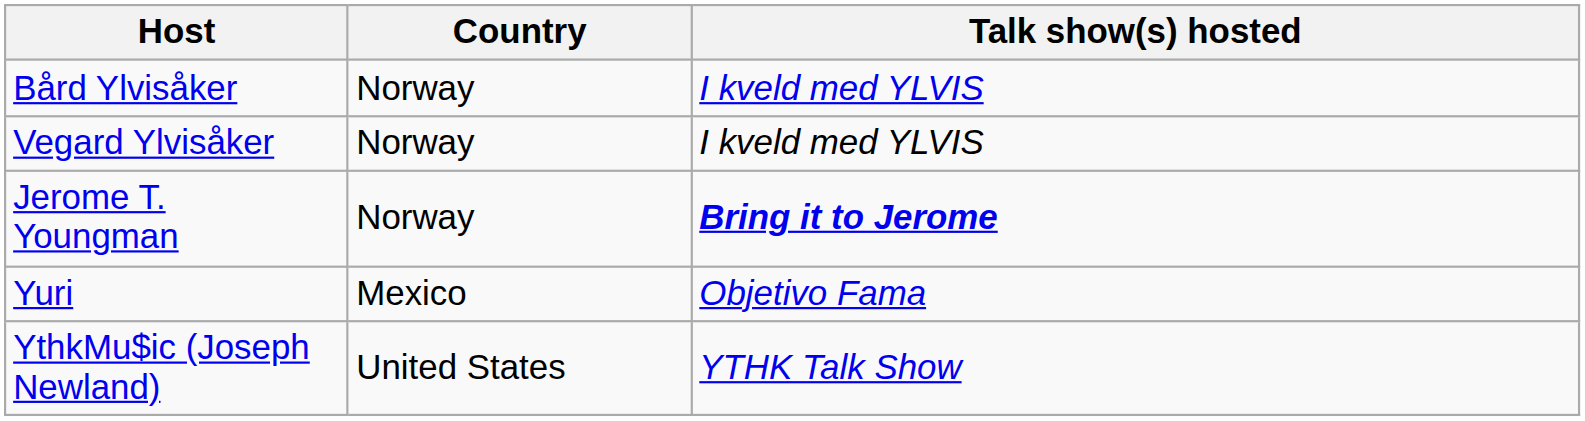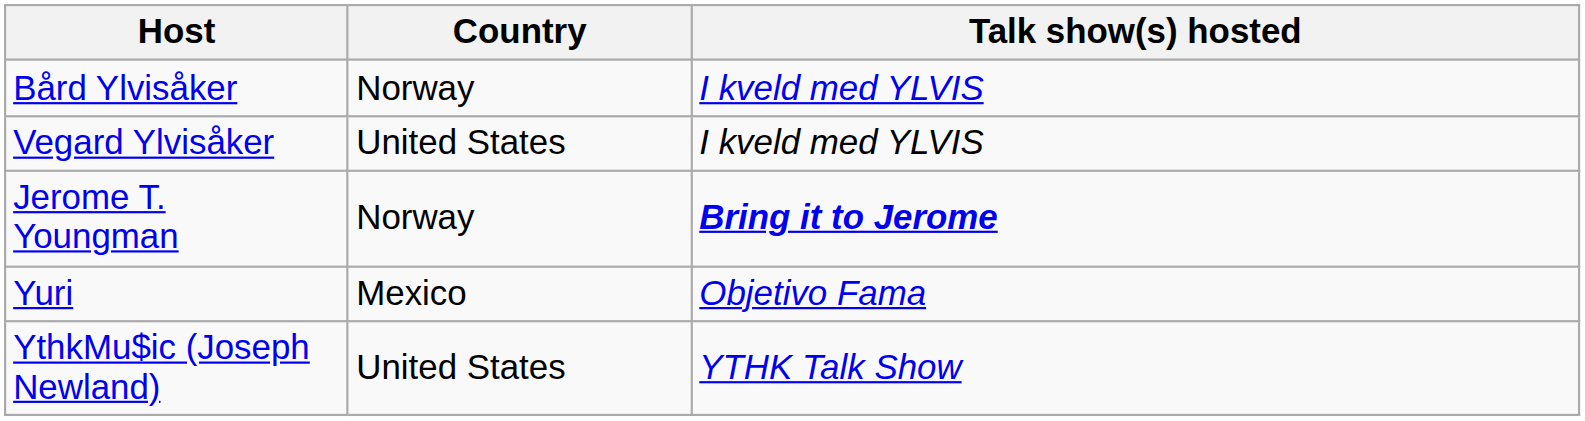(415, 142) Norway -> (461, 142) United States
